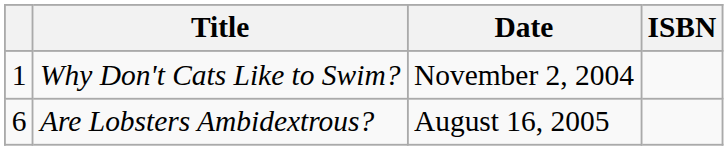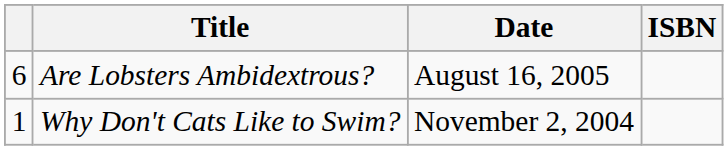rows swapped: (220, 74) <-> (207, 121)
